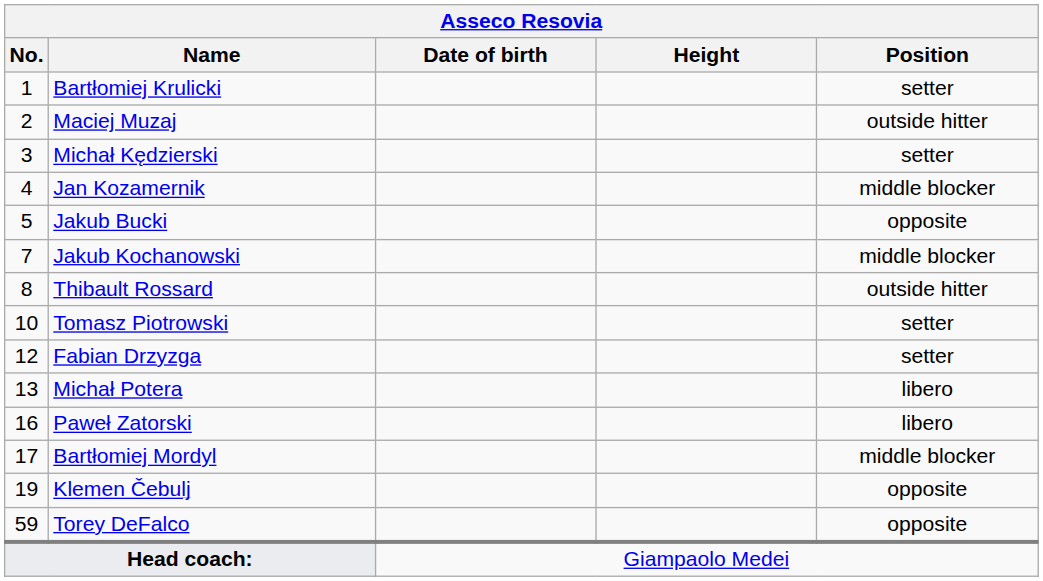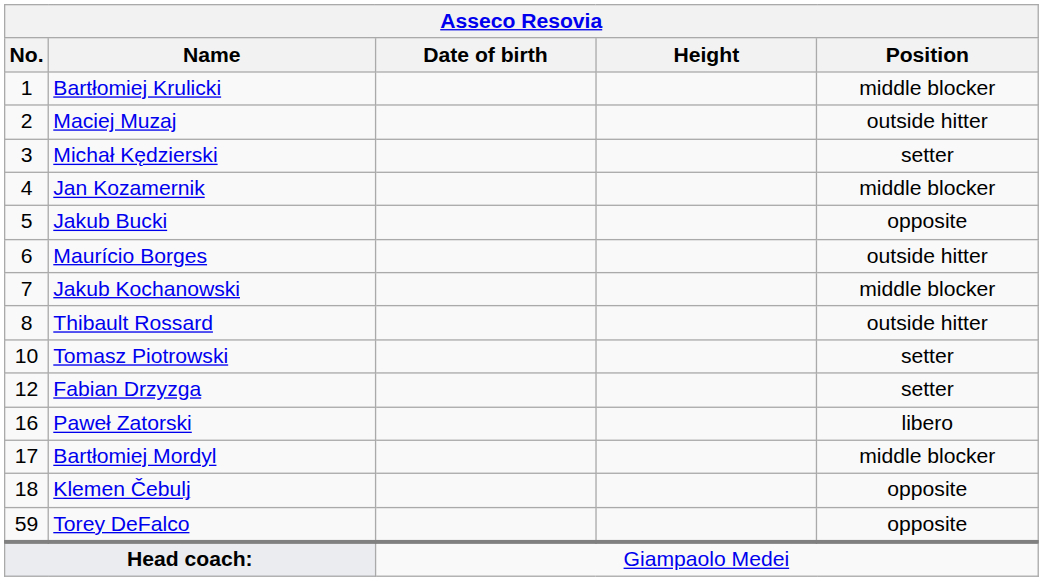(927, 88) setter -> (927, 88) middle blocker
+ row: (130, 255)
- row: (118, 389)
(27, 490) 19 -> (27, 490) 18
